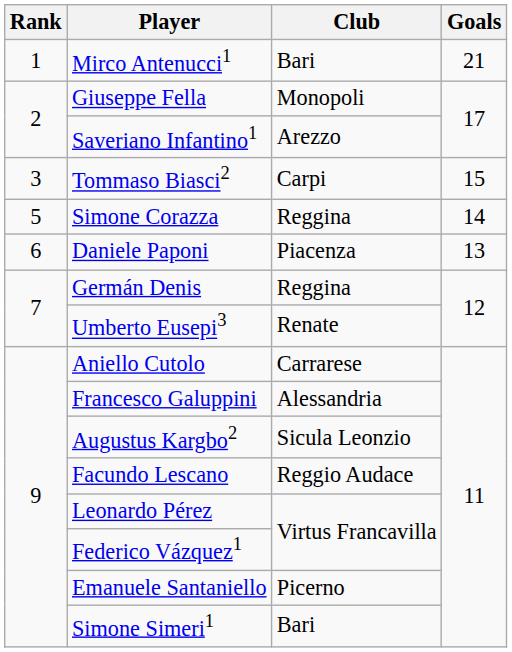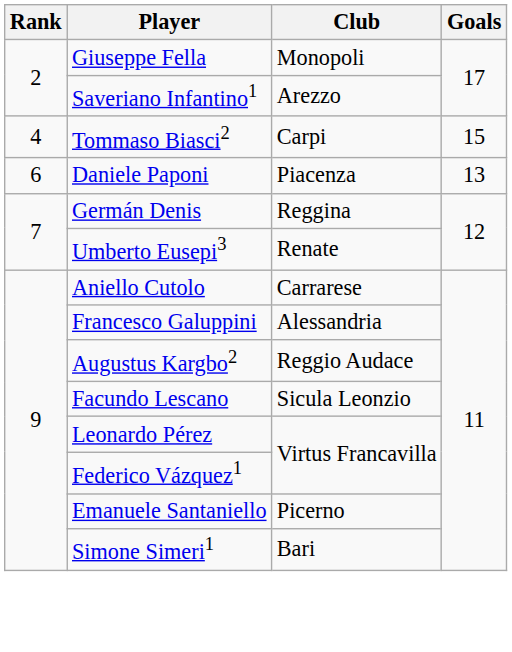- row: (152, 60)
(36, 178) 3 -> (36, 136) 4
- row: (145, 216)
(344, 437) Sicula Leonzio -> (345, 360) Reggio Audace
(345, 475) Reggio Audace -> (344, 398) Sicula Leonzio
